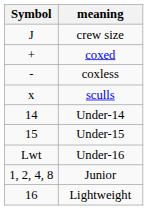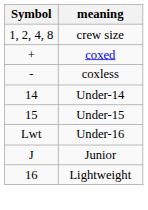(31, 34) J -> (31, 34) 1, 2, 4, 8
- row: (100, 94)
(31, 174) 1, 2, 4, 8 -> (31, 154) J
